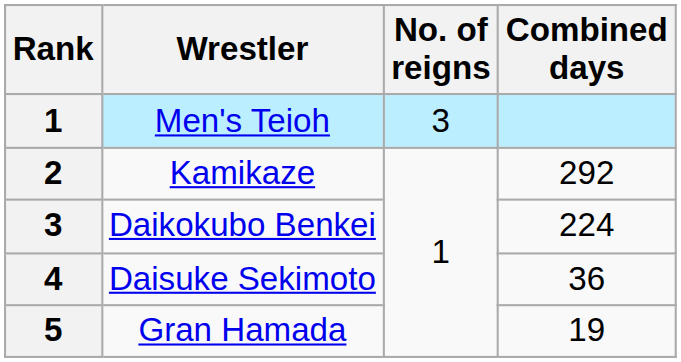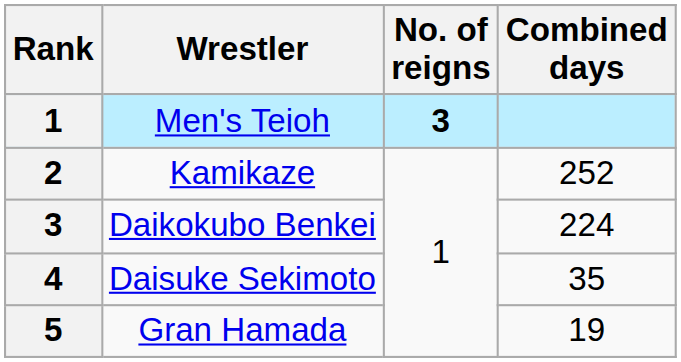(441, 120) normal -> (441, 120) bold
(587, 173) 292 -> (587, 173) 252
(587, 278) 36 -> (587, 278) 35
